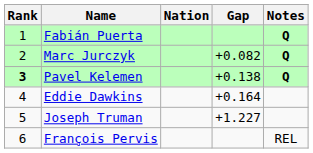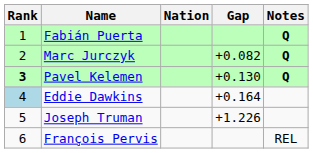(238, 76) +0.138 -> (238, 76) +0.130
(23, 97) no background -> (23, 97) lightblue background
(238, 118) +1.227 -> (238, 118) +1.226
